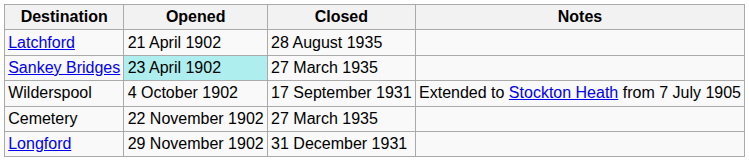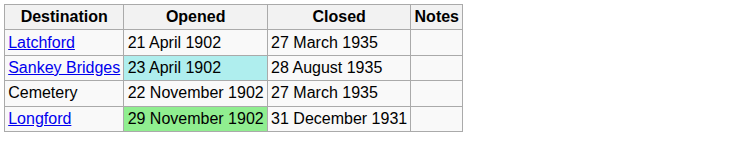(327, 42) 28 August 1935 -> (324, 42) 27 March 1935
(324, 67) 27 March 1935 -> (327, 67) 28 August 1935
- row: (50, 93)
(196, 144) no background -> (196, 118) lightgreen background
